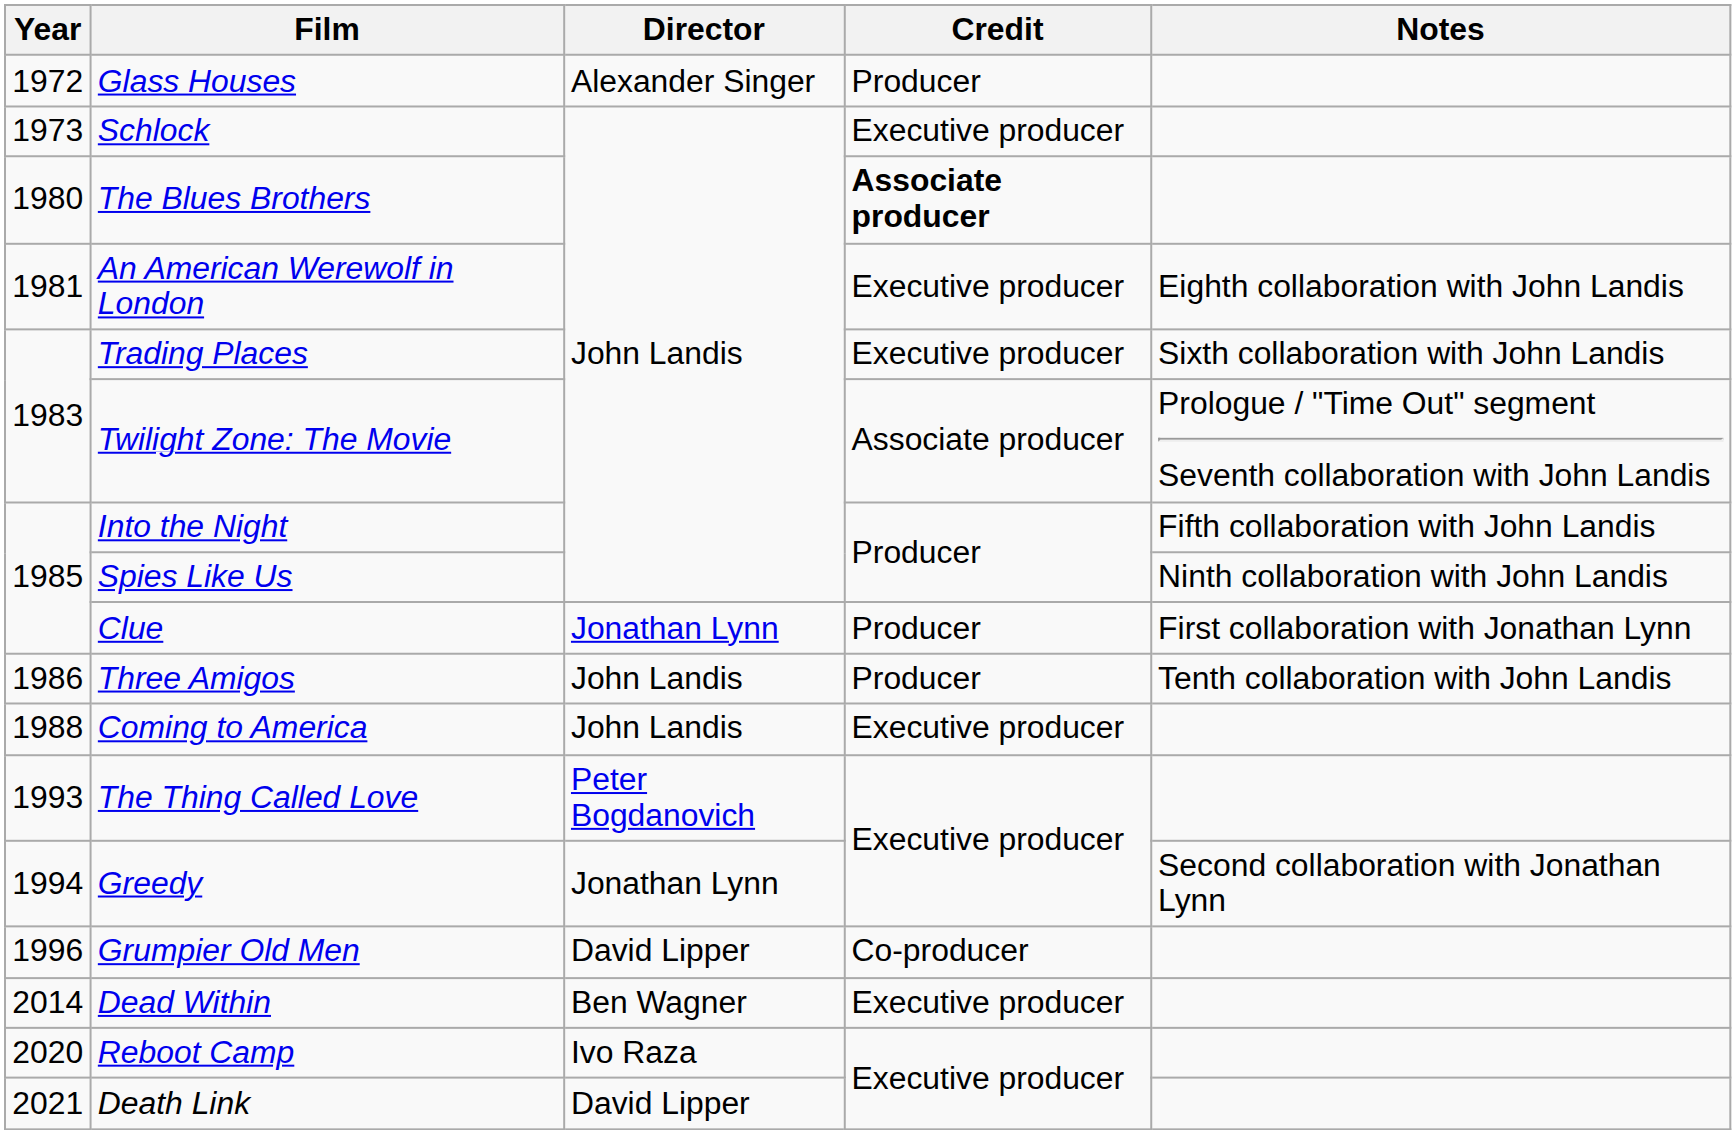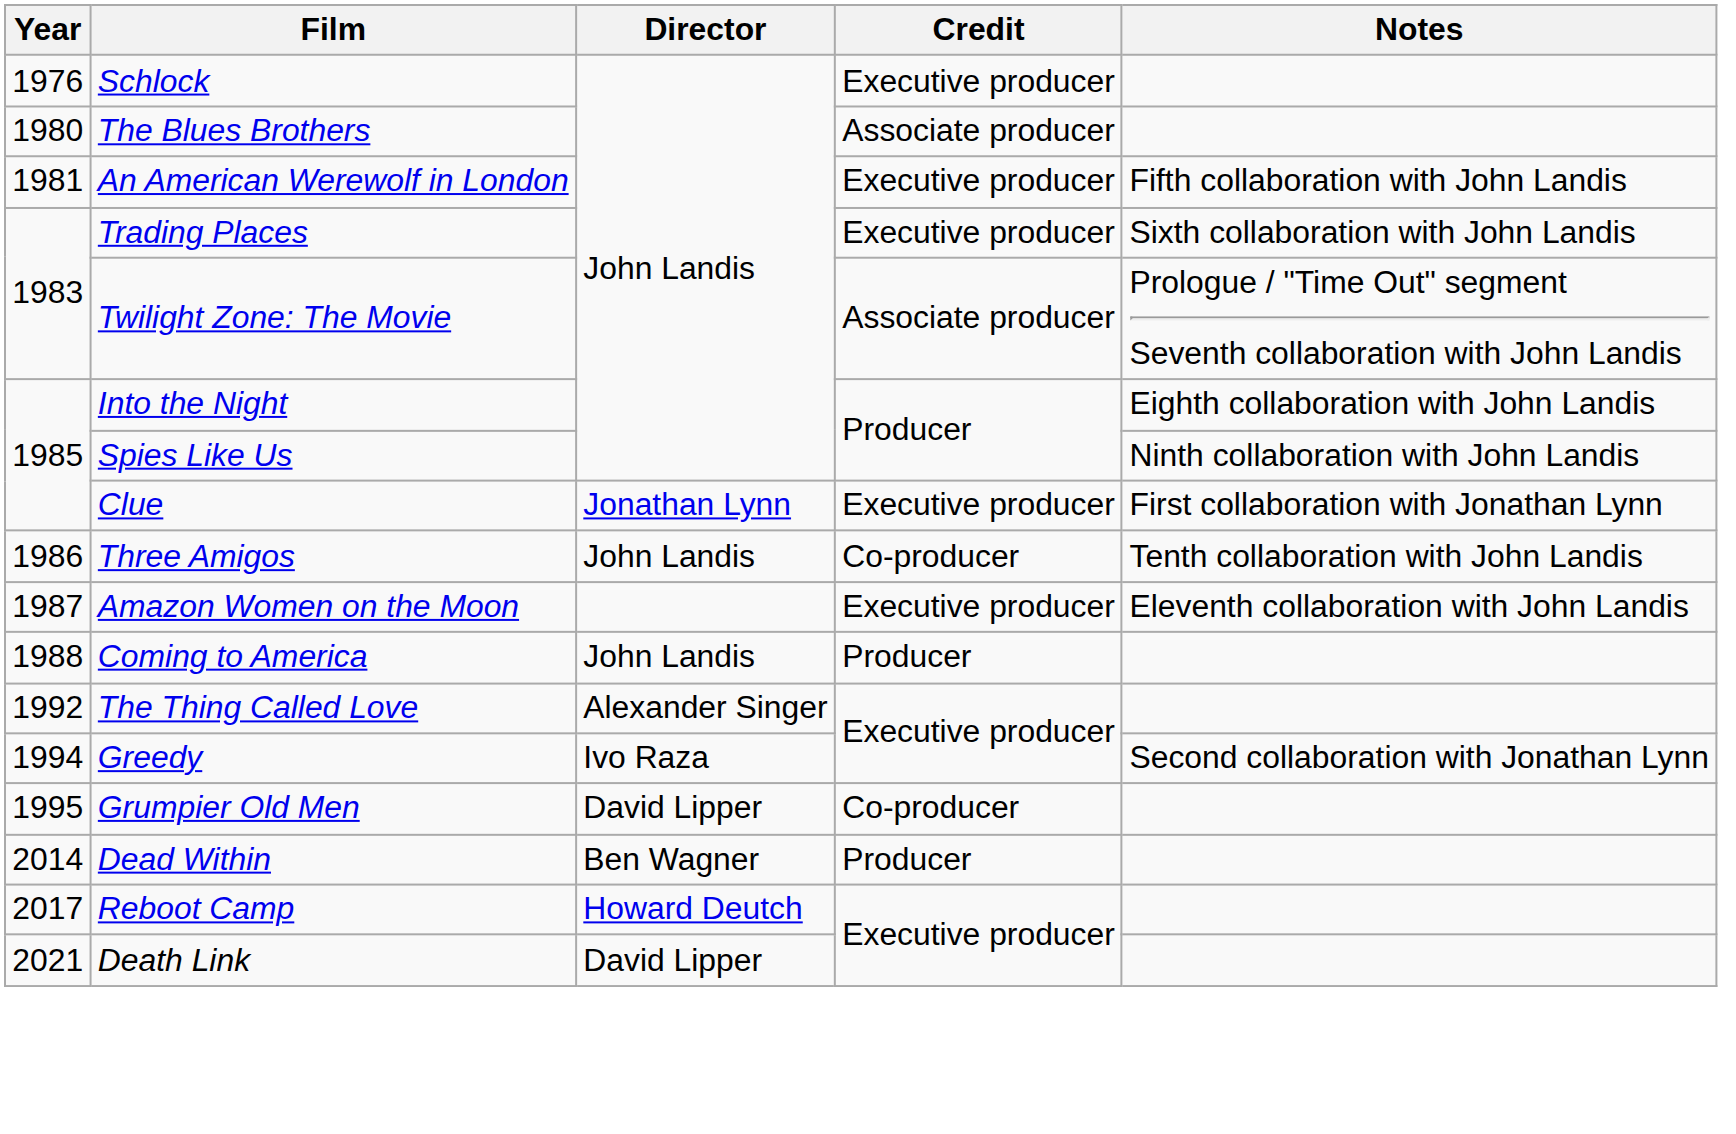- row: (197, 80)
(48, 130) 1973 -> (48, 80) 1976
(927, 199) bold -> (979, 130) normal
(1421, 285) Eighth collaboration with John Landis -> (1378, 181) Fifth collaboration with John Landis
(1407, 526) Fifth collaboration with John Landis -> (1392, 404) Eighth collaboration with John Landis
(916, 627) Producer -> (979, 505) Executive producer
(916, 677) Producer -> (931, 555) Co-producer
+ row: (308, 606)
(988, 728) Executive producer -> (907, 656) Producer
(48, 796) 1993 -> (48, 707) 1992
(663, 796) Peter Bogdanovich -> (705, 707) Alexander Singer
(675, 883) Jonathan Lynn -> (646, 757) Ivo Raza
(48, 951) 1996 -> (48, 808) 1995
(988, 1002) Executive producer -> (907, 858) Producer
(48, 1052) 2020 -> (48, 909) 2017
(634, 1052) Ivo Raza -> (693, 909) Howard Deutch
